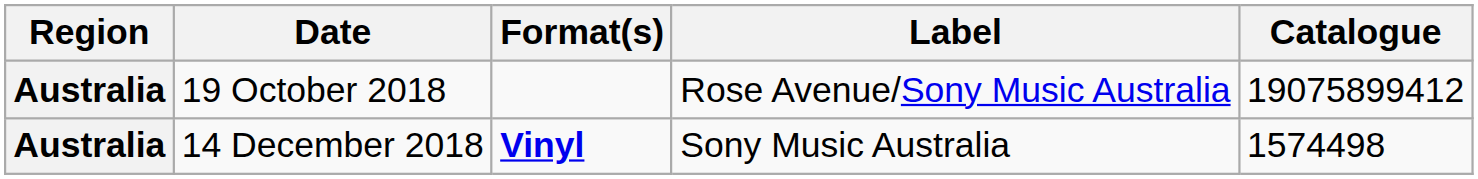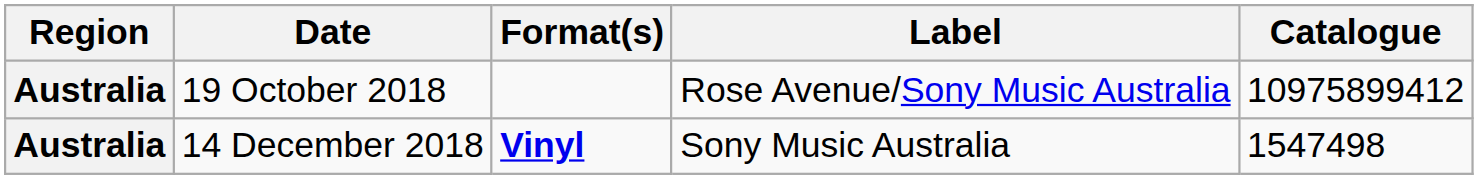(1356, 88) 19075899412 -> (1356, 88) 10975899412
(1316, 145) 1574498 -> (1316, 145) 1547498
